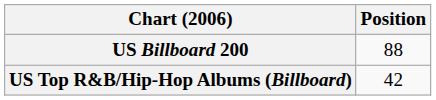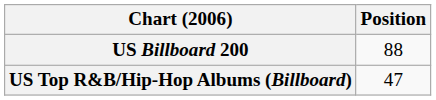(393, 79) 42 -> (393, 79) 47
